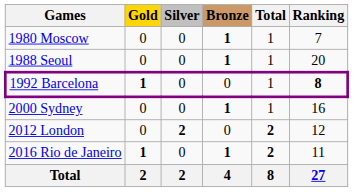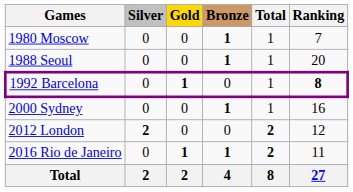columns swapped: (143, 15) <-> (182, 15)
